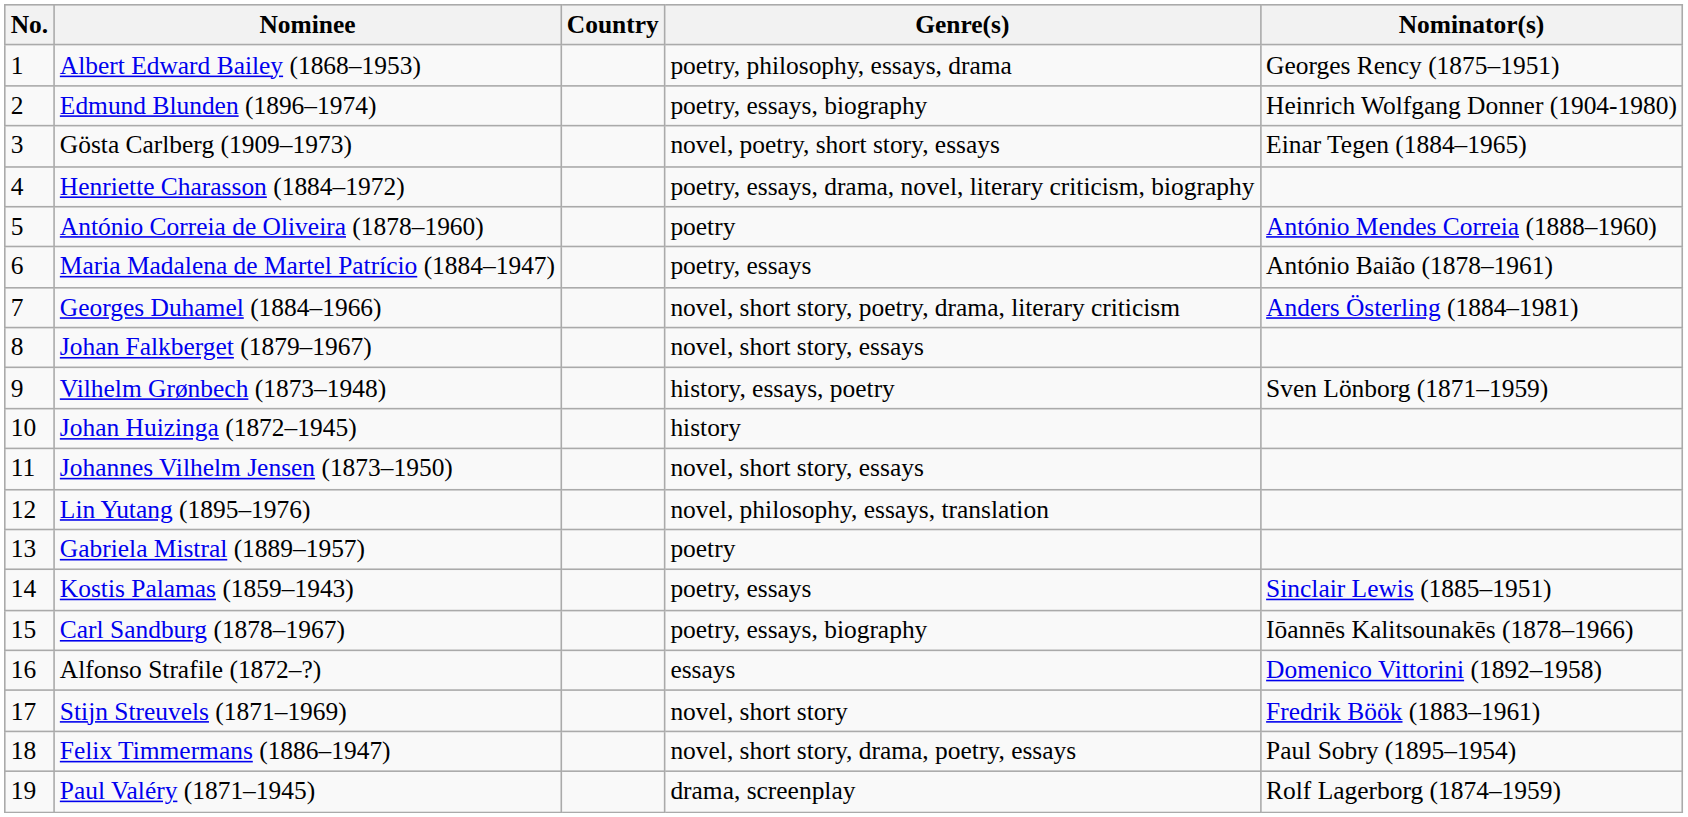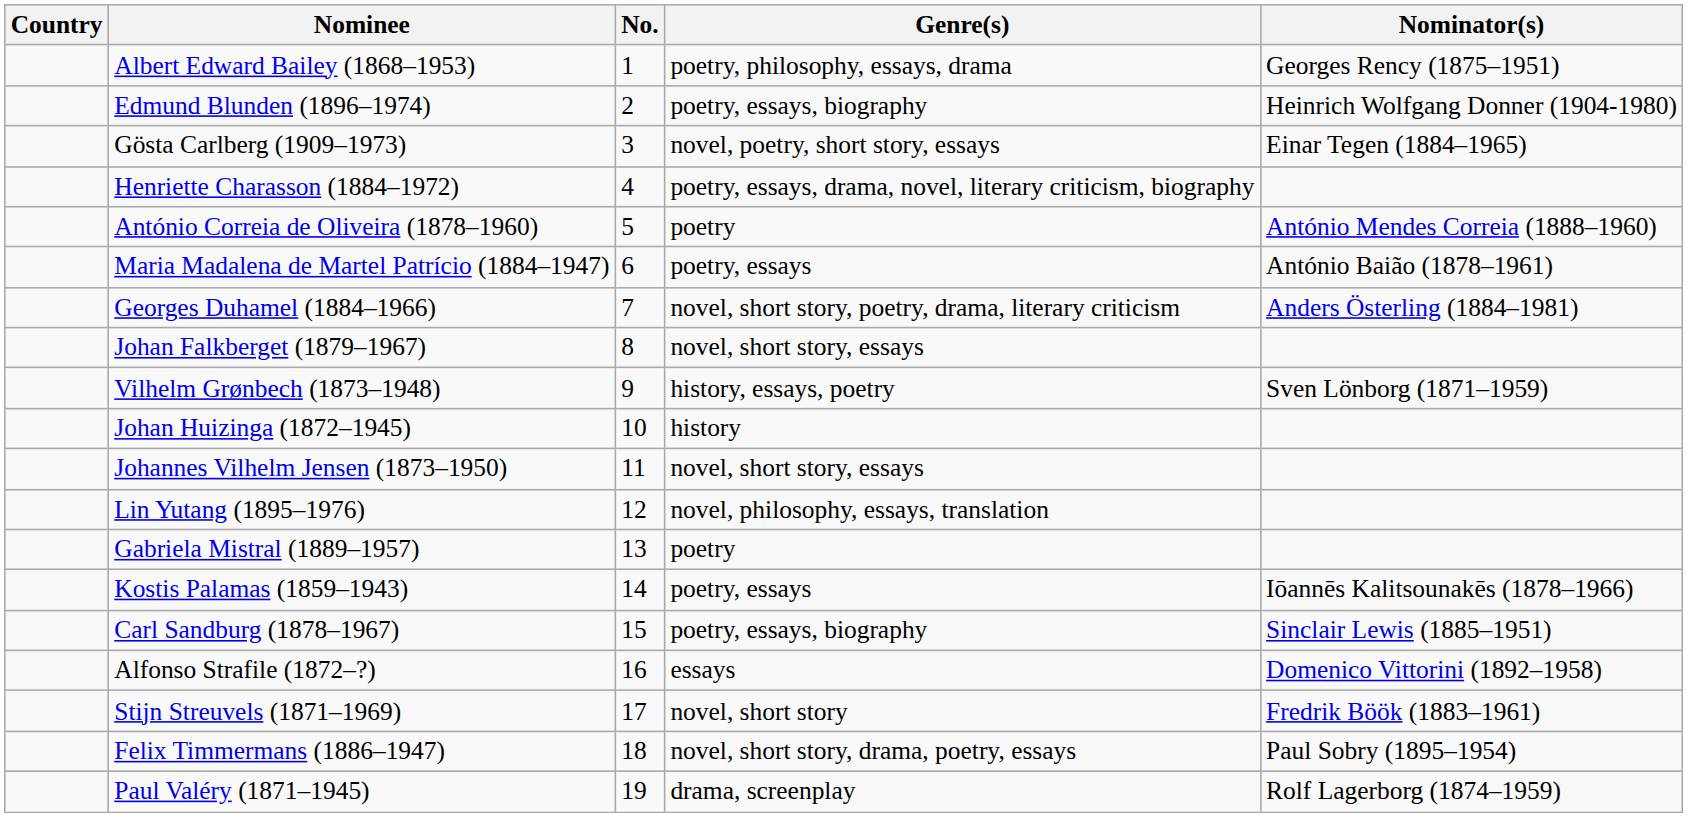columns swapped: (29, 24) <-> (613, 24)
(1409, 589) Sinclair Lewis (1885–1951) -> (1450, 589) Iōannēs Kalitsounakēs (1878–1966)
(1450, 629) Iōannēs Kalitsounakēs (1878–1966) -> (1409, 629) Sinclair Lewis (1885–1951)
